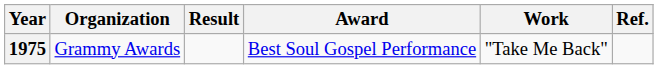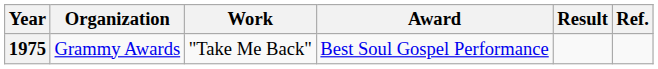columns swapped: (546, 19) <-> (214, 19)
